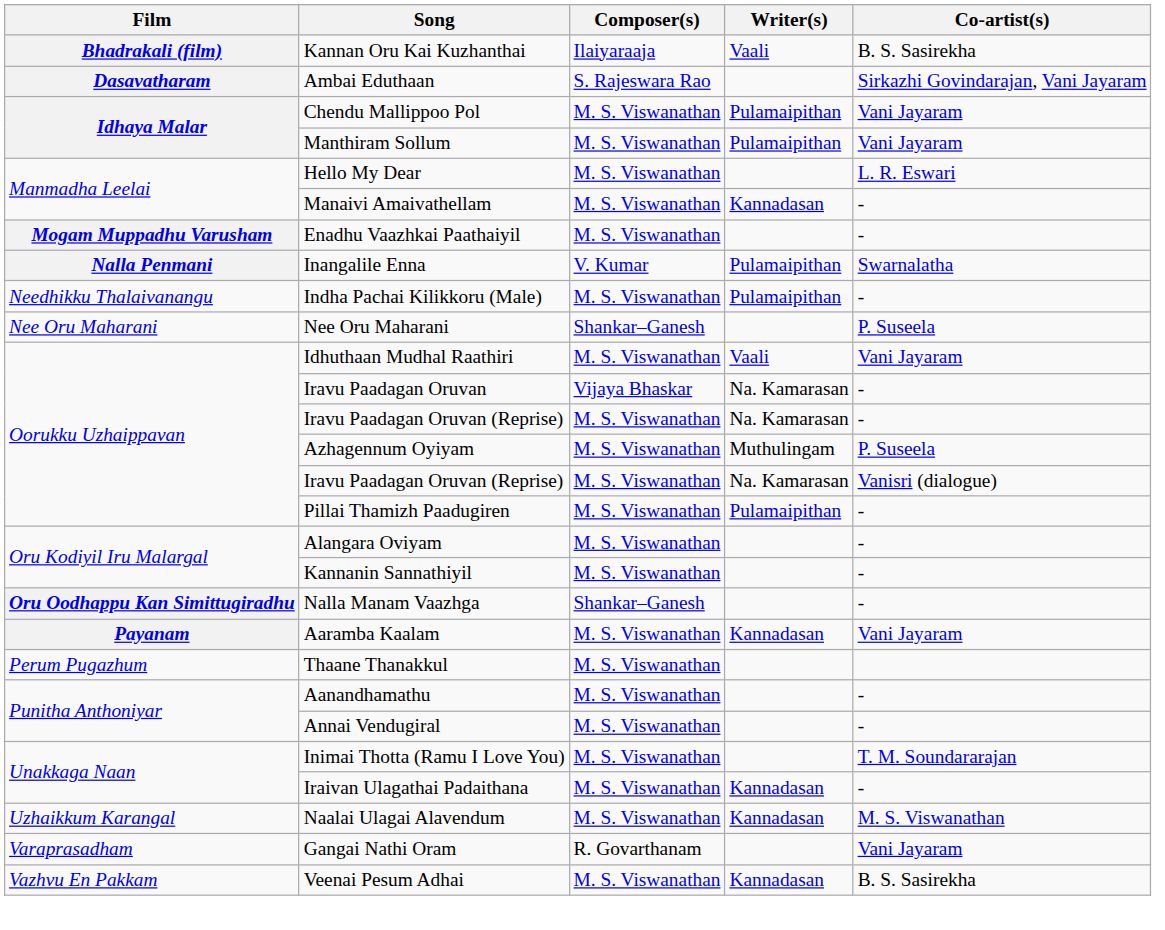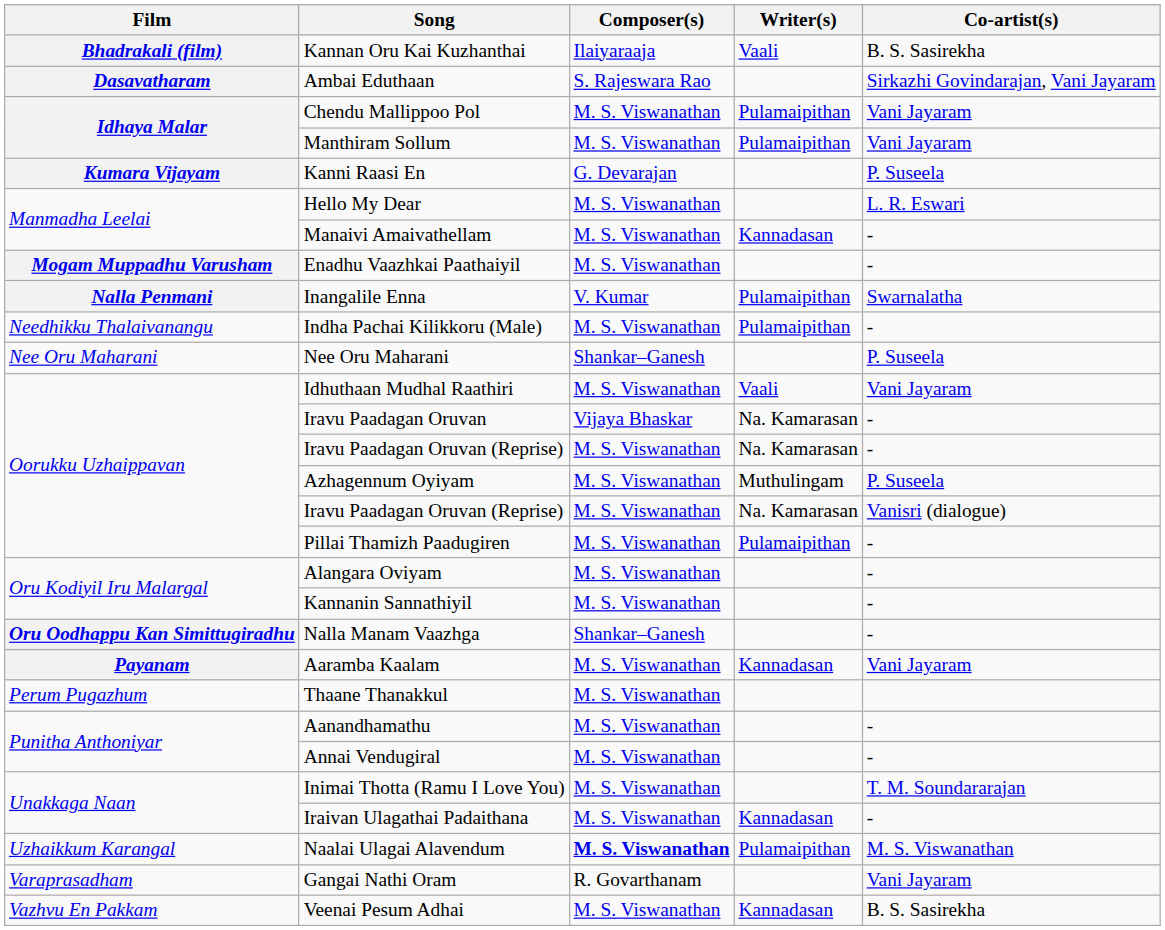+ row: (152, 173)
(647, 818) normal -> (652, 848) bold
(777, 818) Kannadasan -> (794, 848) Pulamaipithan
